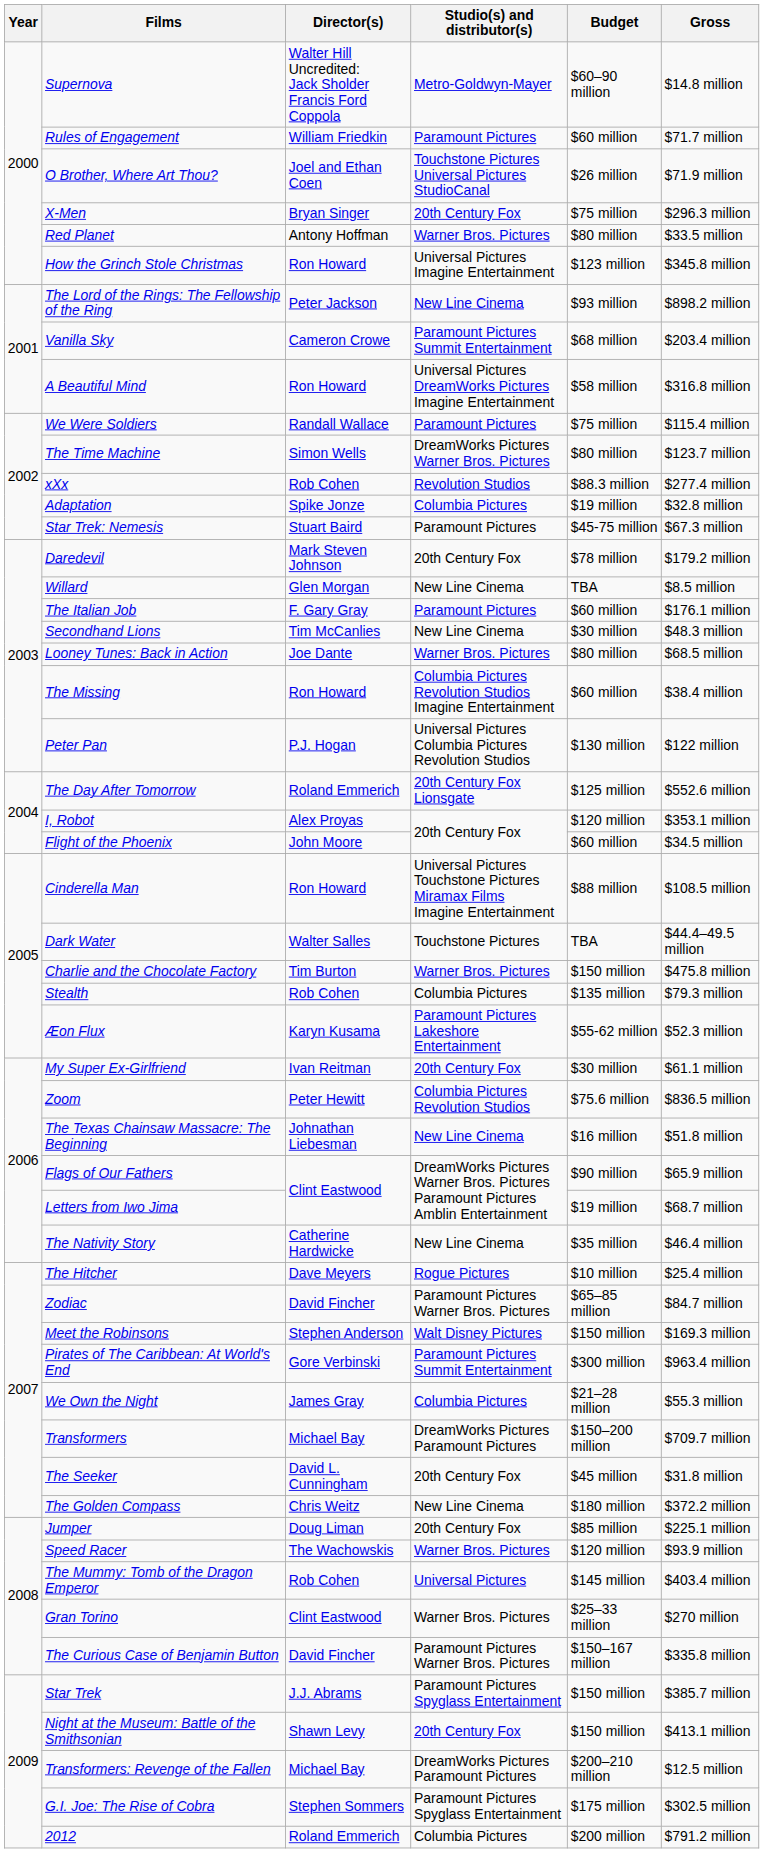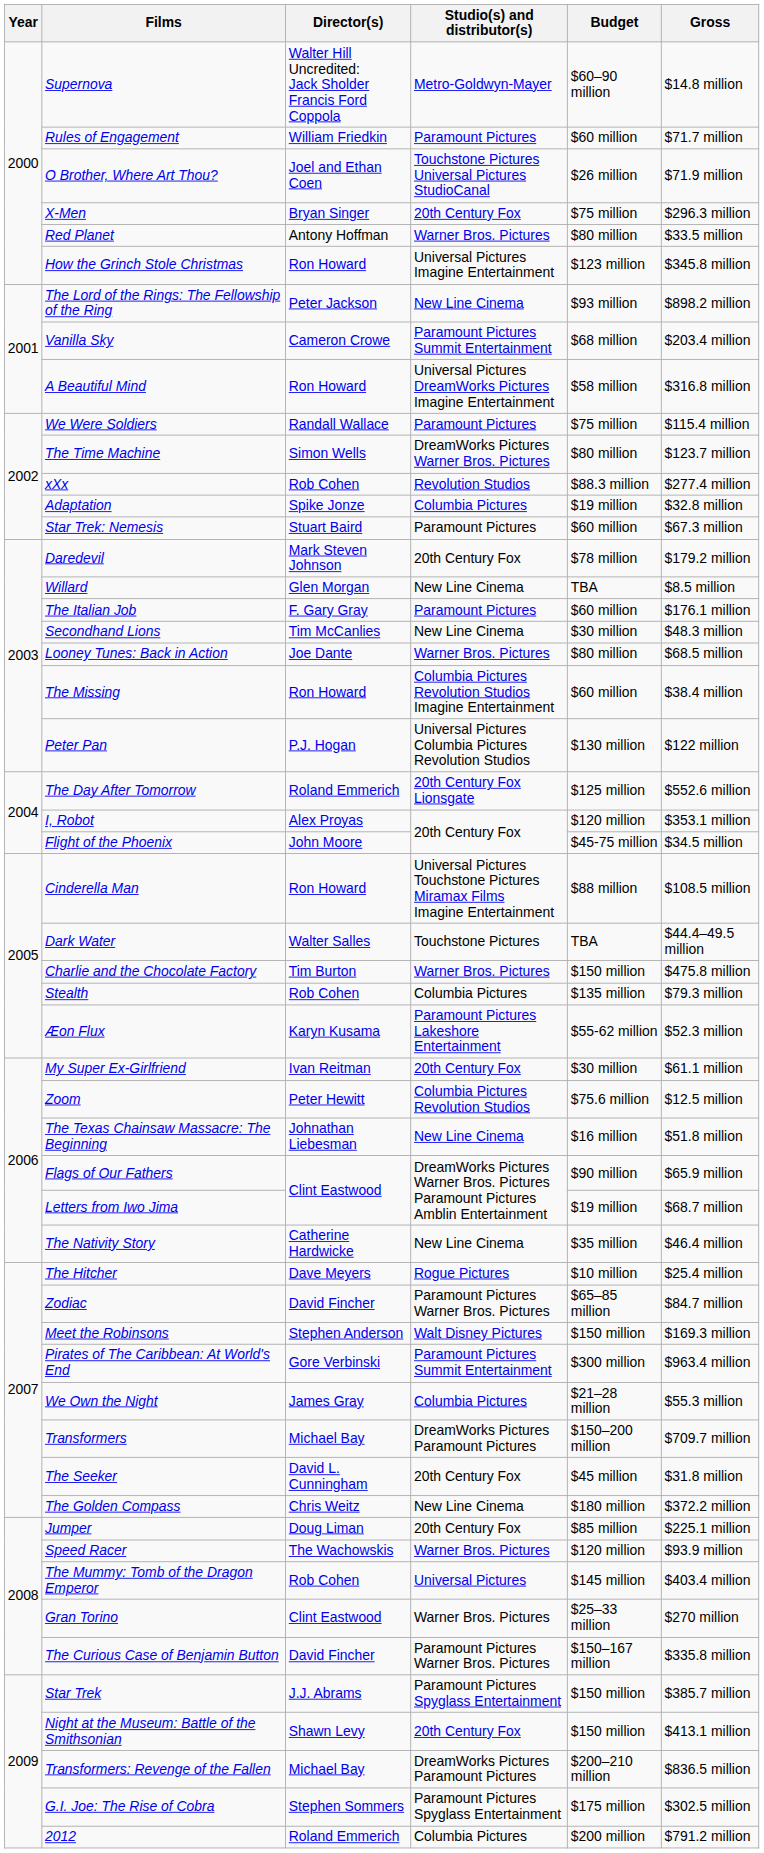(614, 528) $45-75 million -> (604, 528) $60 million
(604, 842) $60 million -> (614, 842) $45-75 million
(707, 1099) $836.5 million -> (704, 1099) $12.5 million
(704, 1769) $12.5 million -> (707, 1769) $836.5 million
